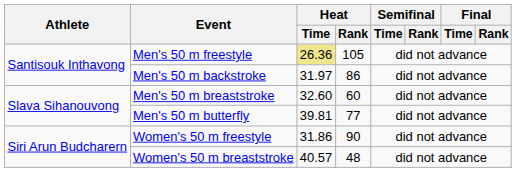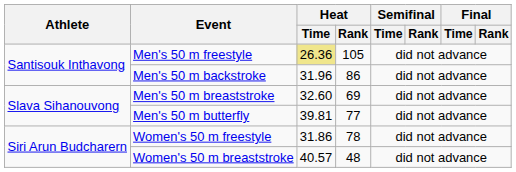(316, 75) 31.97 -> (316, 75) 31.96
(353, 96) 60 -> (353, 96) 69
(353, 137) 90 -> (353, 137) 78
